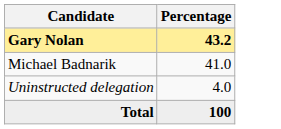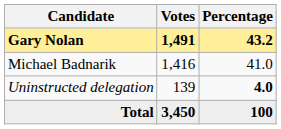+ column: (178, 16)
(222, 87) normal -> (263, 87) bold
